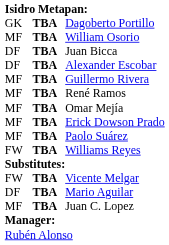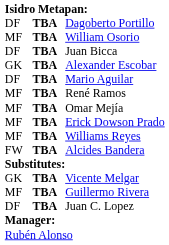(13, 23) GK -> (12, 23) DF
(12, 65) DF -> (13, 65) GK
rows swapped: (99, 192) <-> (107, 79)
- row: (97, 136)
(14, 150) FW -> (13, 136) MF
+ row: (105, 150)
(14, 178) FW -> (13, 178) GK
(13, 206) MF -> (12, 206) DF
